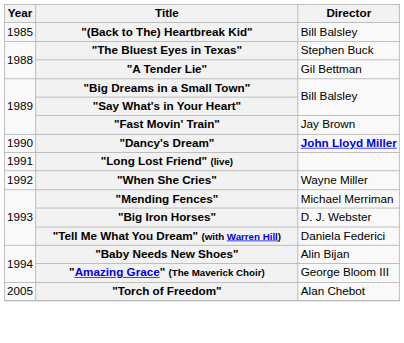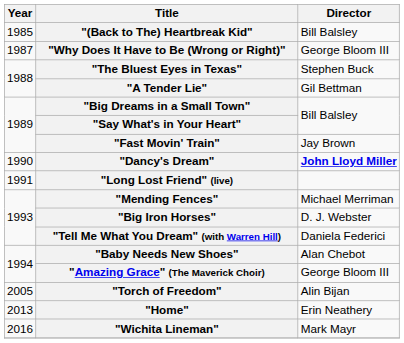+ row: (167, 50)
- row: (167, 180)
(325, 254) Alin Bijan -> (333, 254) Alan Chebot
(333, 291) Alan Chebot -> (325, 291) Alin Bijan
+ row: (167, 310)
+ row: (167, 328)
